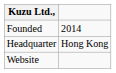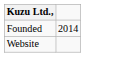- row: (32, 44)
